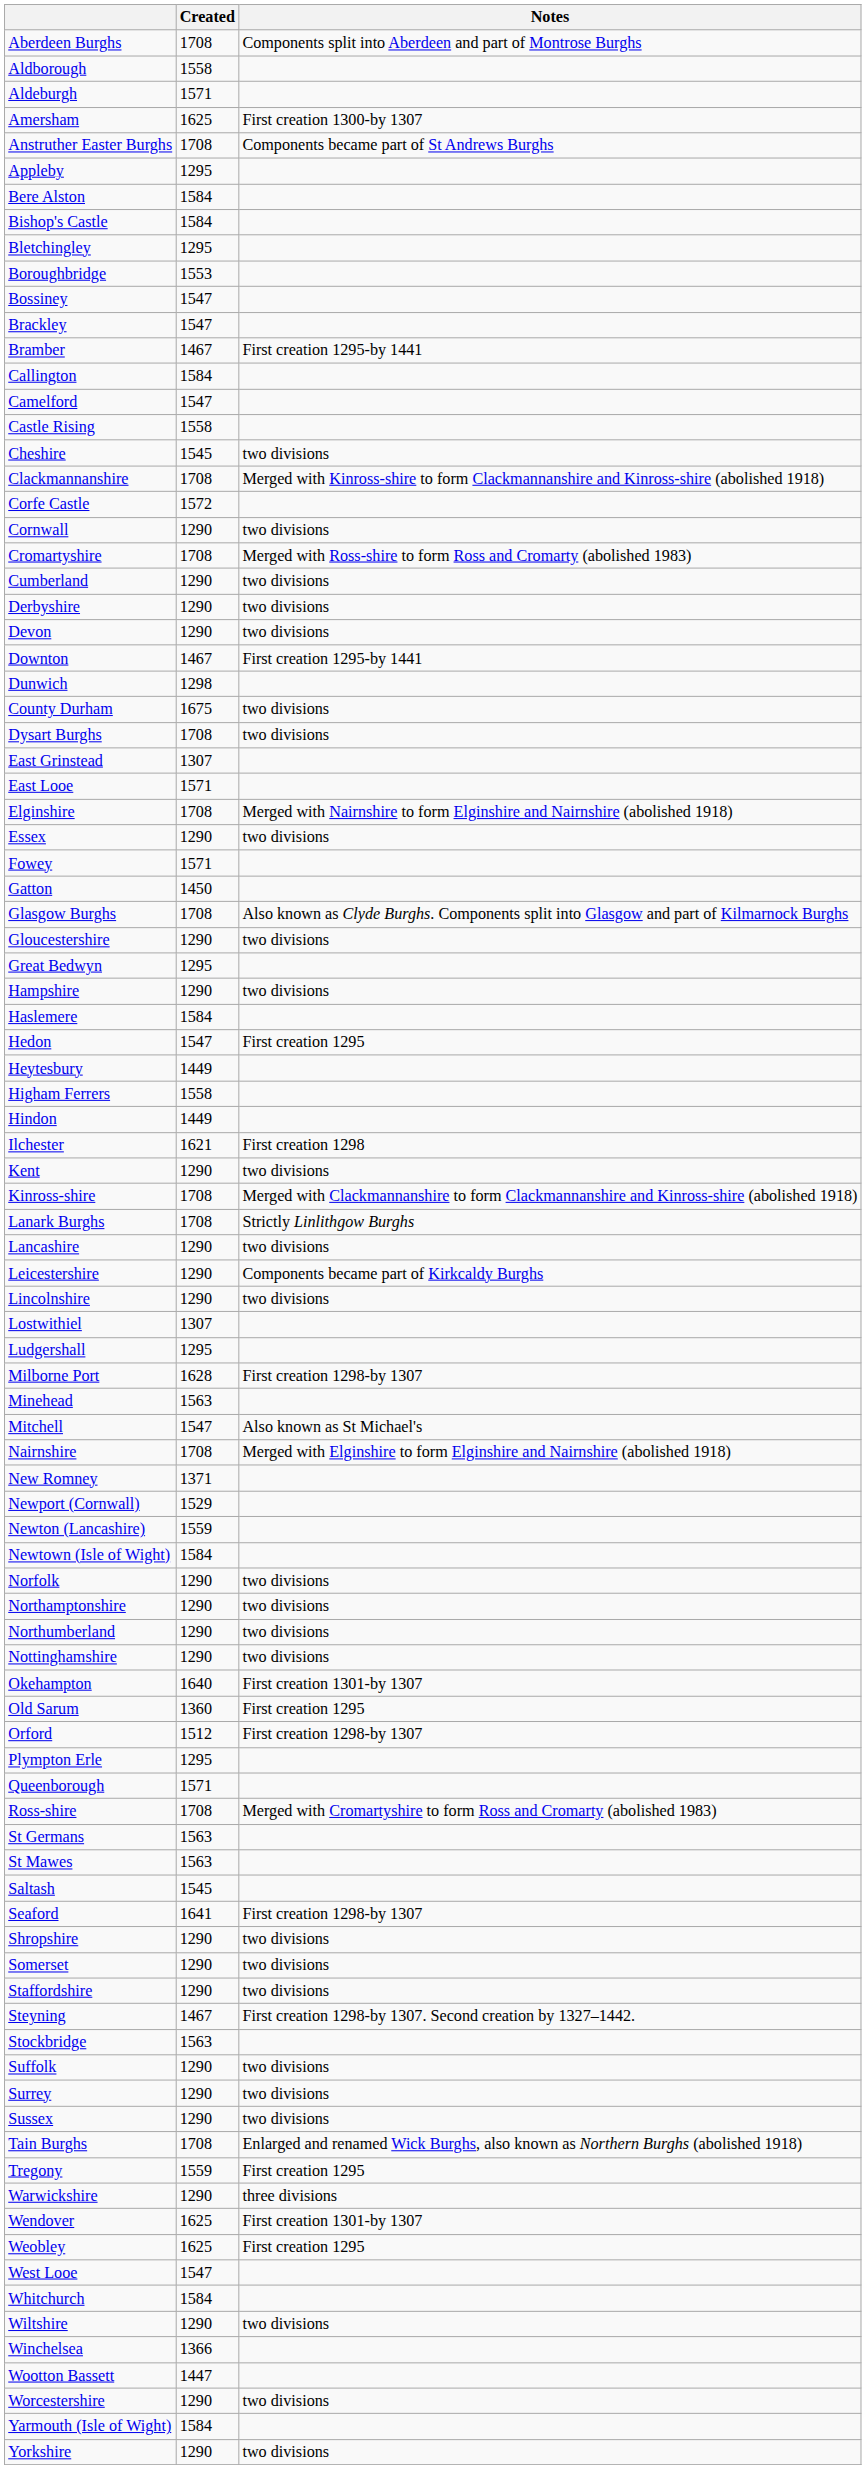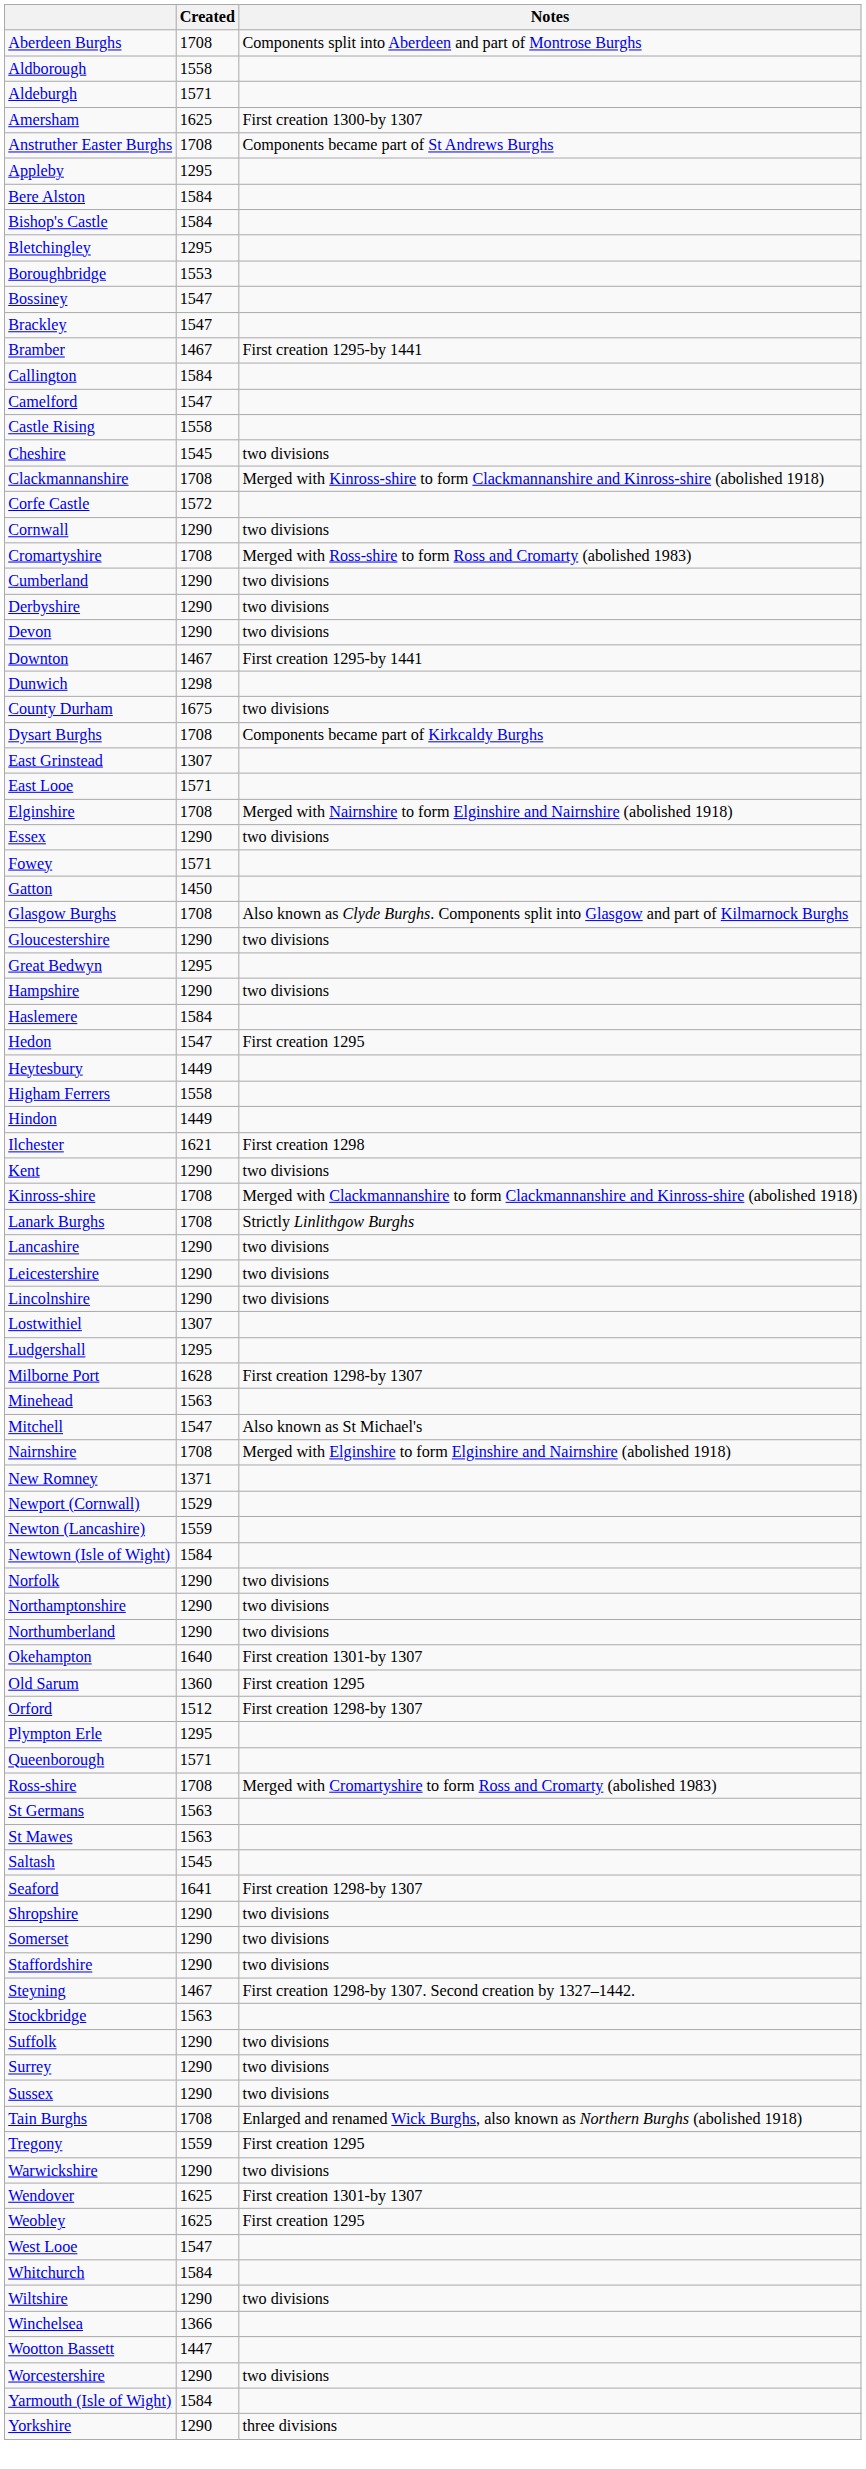(286, 734) two divisions -> (393, 734) Components became part of Kirkcaldy Burghs
(393, 1273) Components became part of Kirkcaldy Burghs -> (286, 1273) two divisions
- row: (63, 1657)
(290, 2195) three divisions -> (286, 2170) two divisions
(286, 2452) two divisions -> (290, 2426) three divisions
